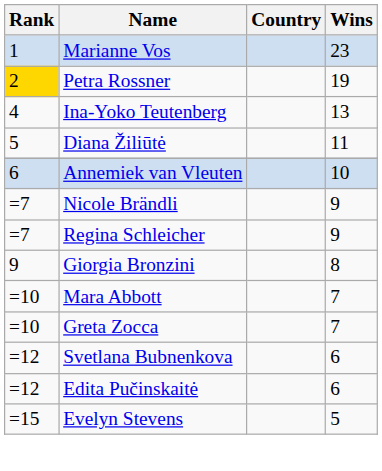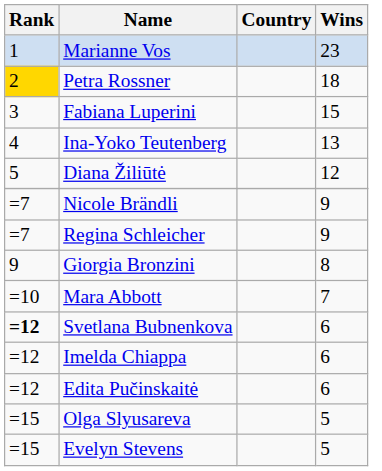(340, 81) 19 -> (330, 81) 18
+ row: (130, 111)
(339, 142) 11 -> (330, 173) 12
- row: (153, 173)
- row: (111, 326)
(24, 357) normal -> (24, 326) bold
+ row: (125, 357)
+ row: (127, 419)
